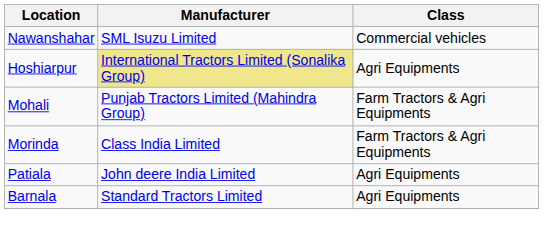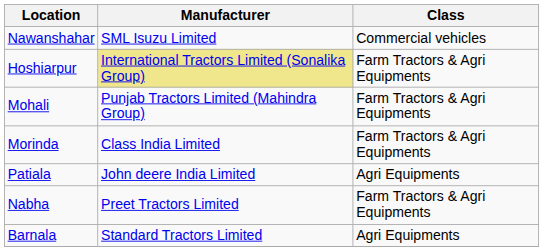(408, 68) Agri Equipments -> (421, 68) Farm Tractors & Agri Equipments
+ row: (28, 205)
